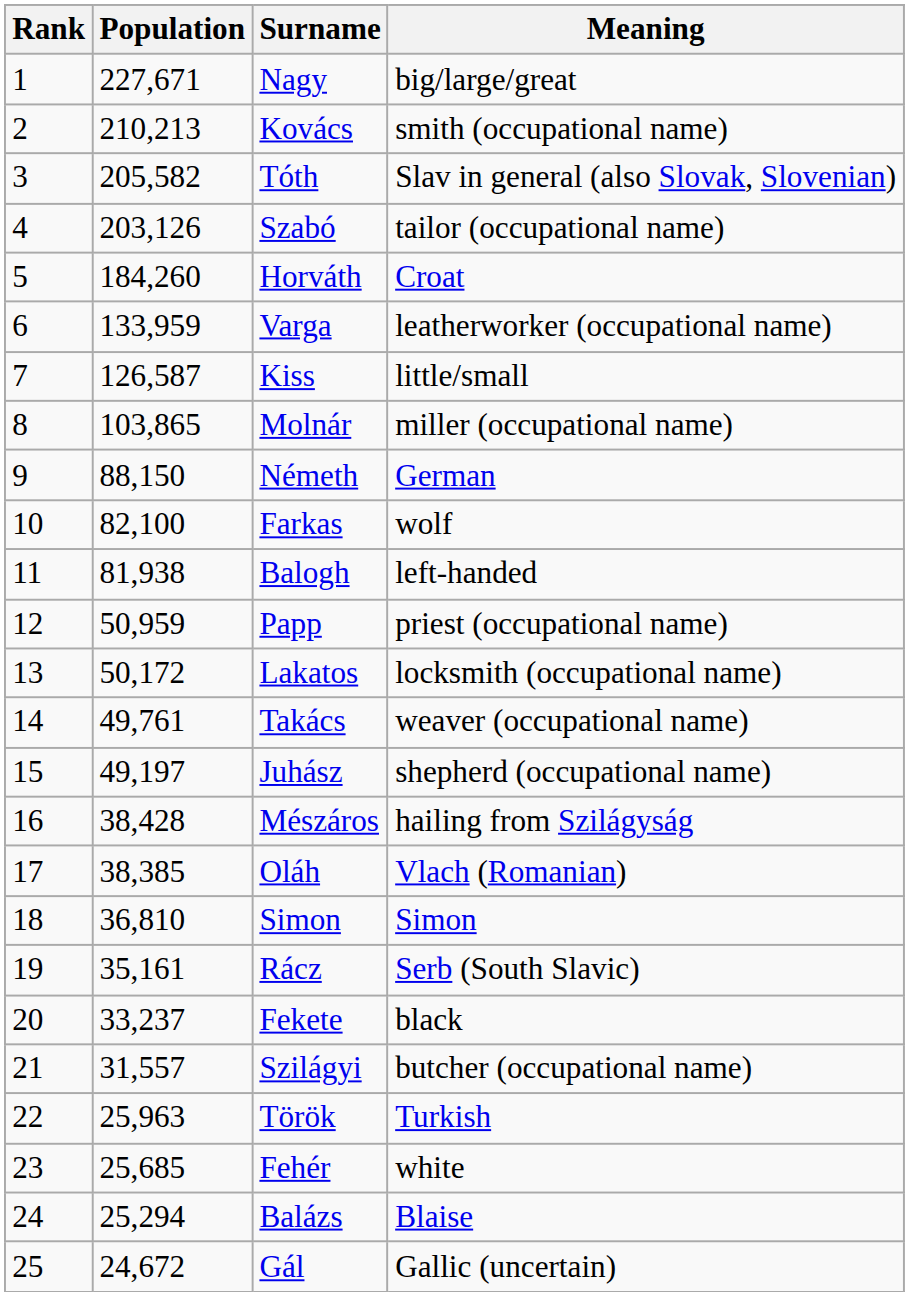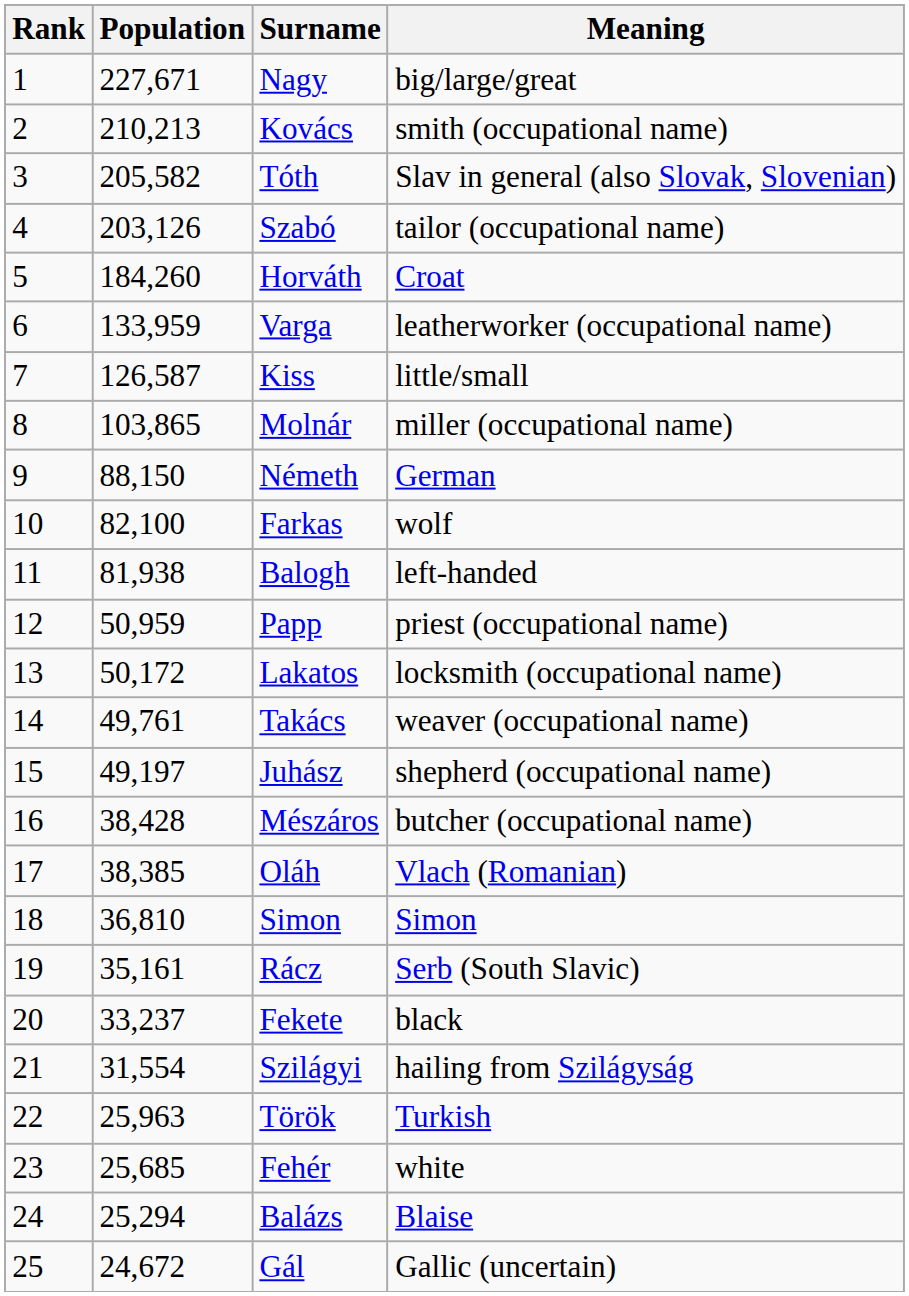(544, 820) hailing from Szilágyság -> (574, 820) butcher (occupational name)
(142, 1068) 31,557 -> (142, 1068) 31,554
(574, 1068) butcher (occupational name) -> (544, 1068) hailing from Szilágyság
